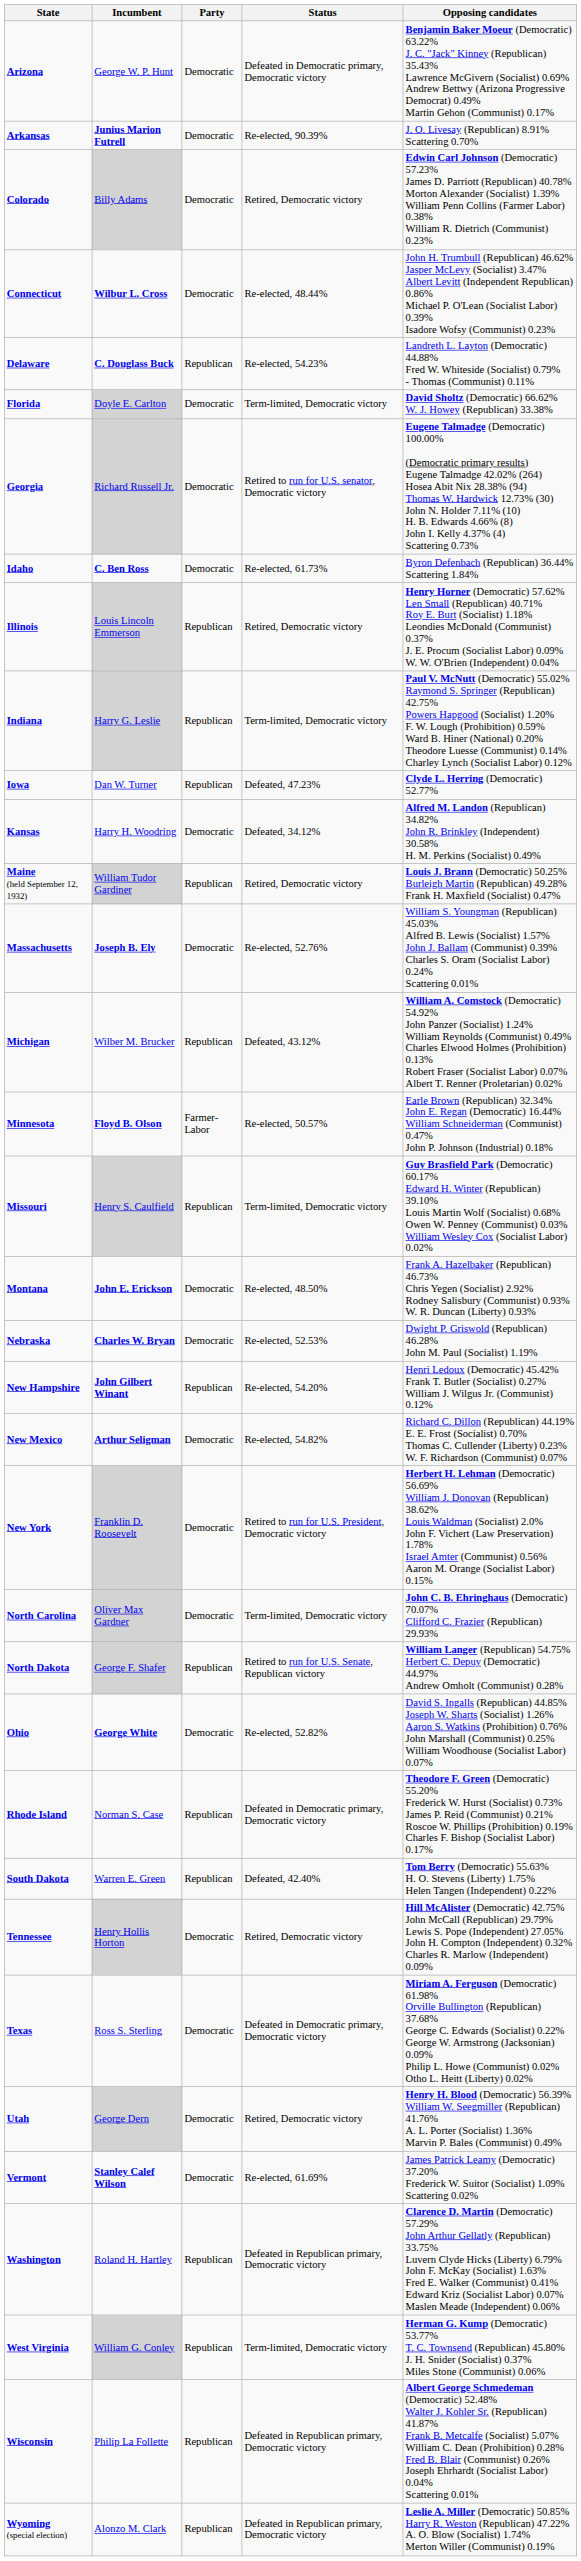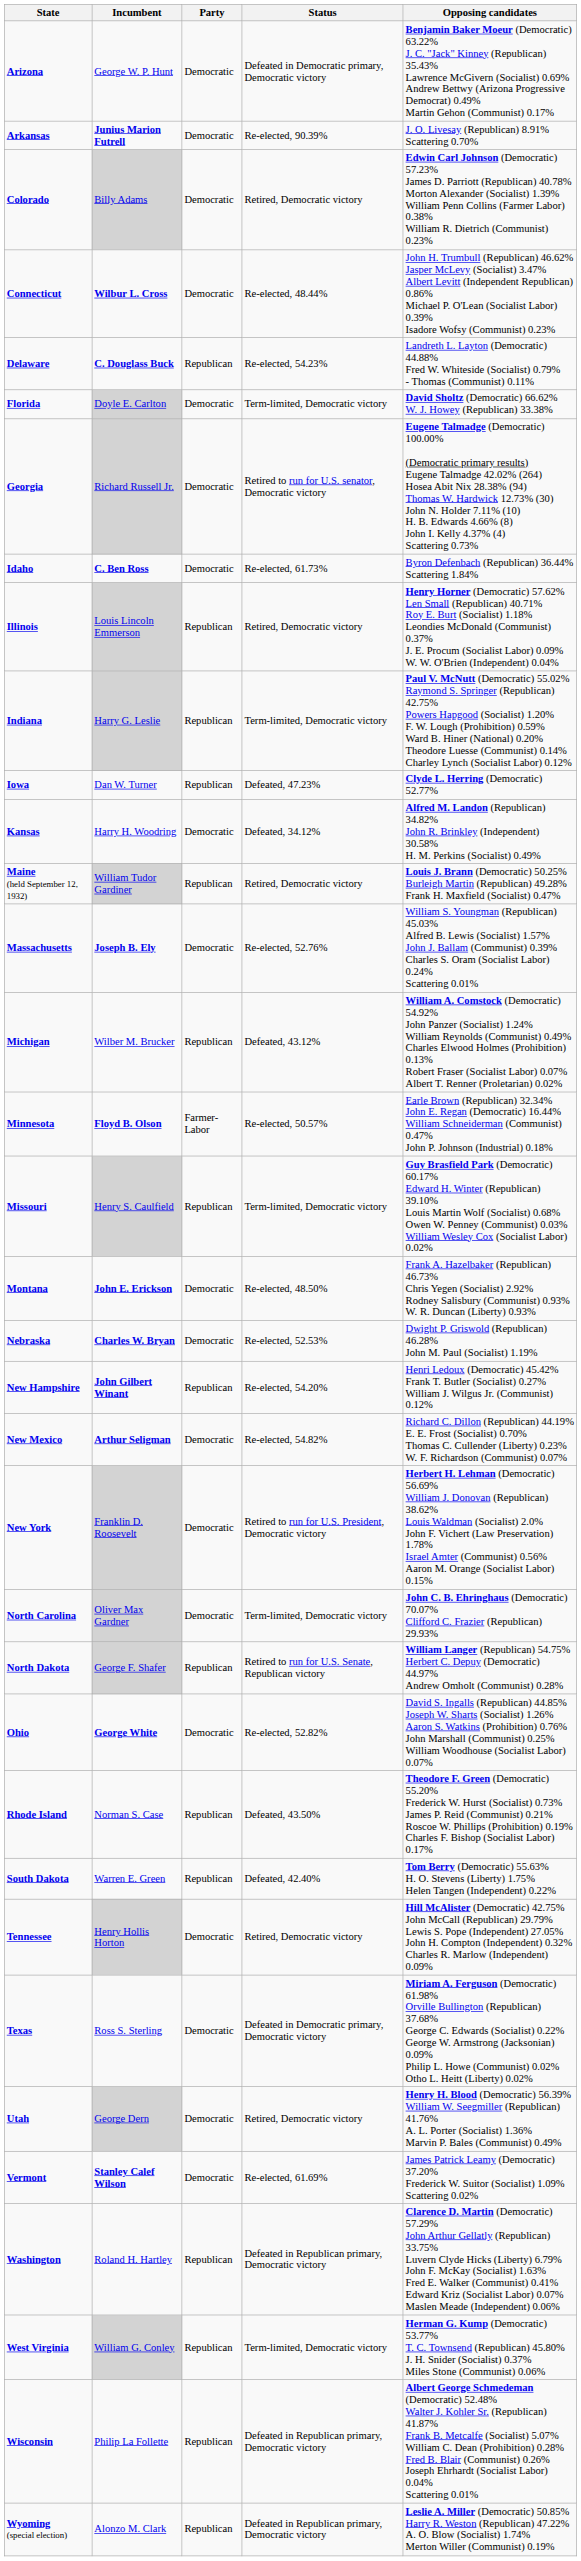(314, 1814) Defeated in Democratic primary, Democratic victory -> (282, 1814) Defeated, 43.50%
